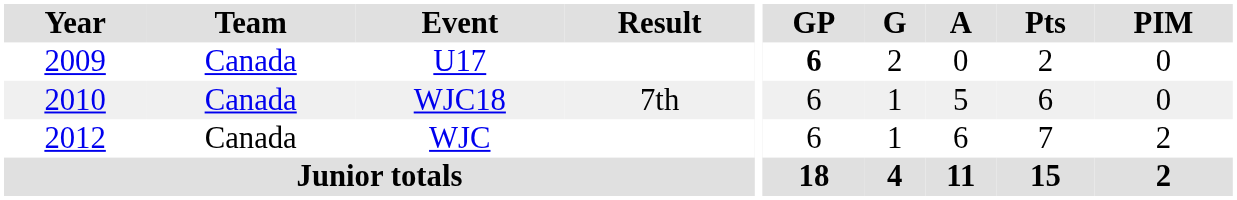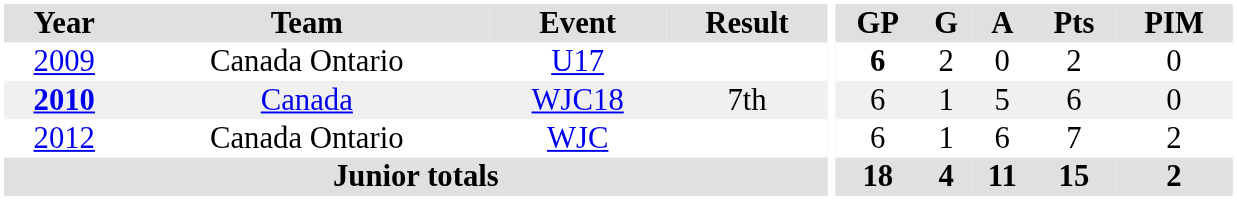(251, 61) Canada -> (307, 61) Canada Ontario
(75, 99) normal -> (64, 99) bold
(251, 137) Canada -> (307, 137) Canada Ontario
